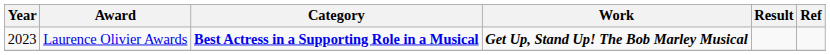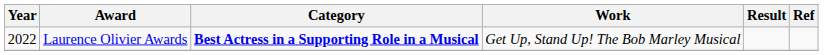(22, 38) 2023 -> (22, 38) 2022
(616, 38) bold -> (613, 38) normal
